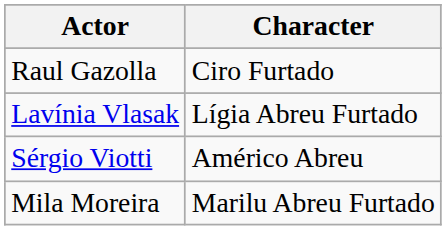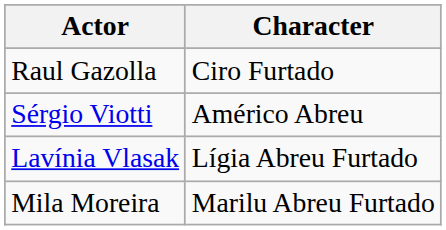rows swapped: (82, 158) <-> (95, 114)
